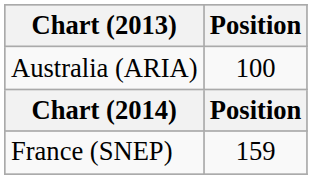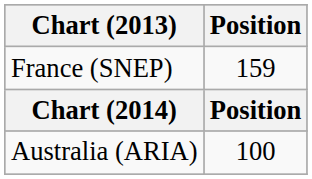rows swapped: (104, 67) <-> (92, 151)
